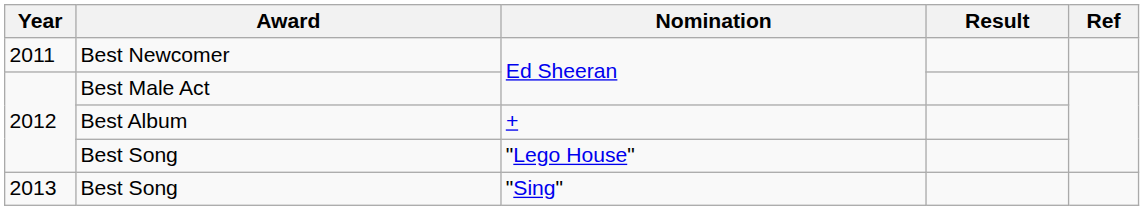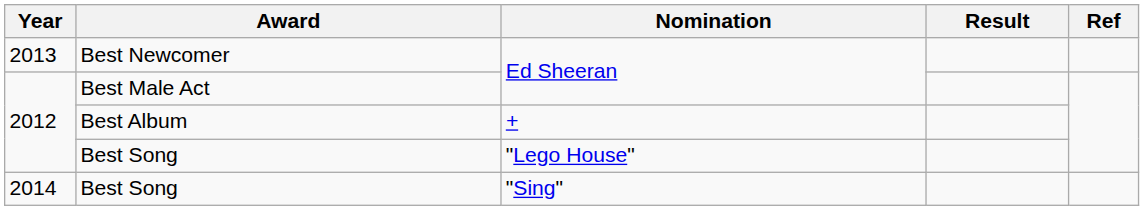(32, 54) 2011 -> (33, 54) 2013
(33, 188) 2013 -> (33, 188) 2014
